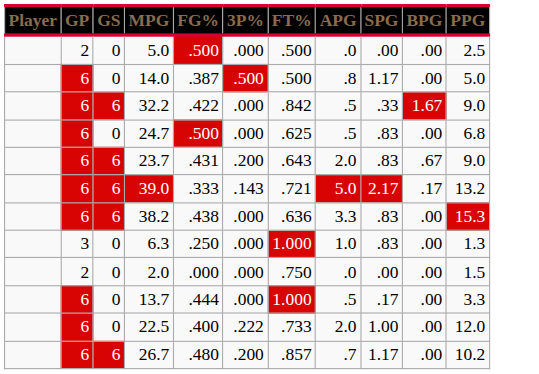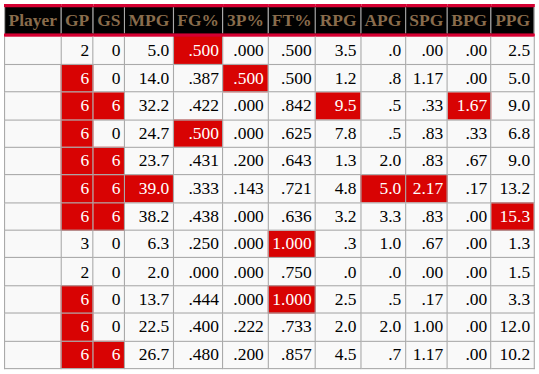+ column: (338, 20)
(431, 133) .00 -> (476, 133) .33
(388, 243) .83 -> (432, 243) .67
